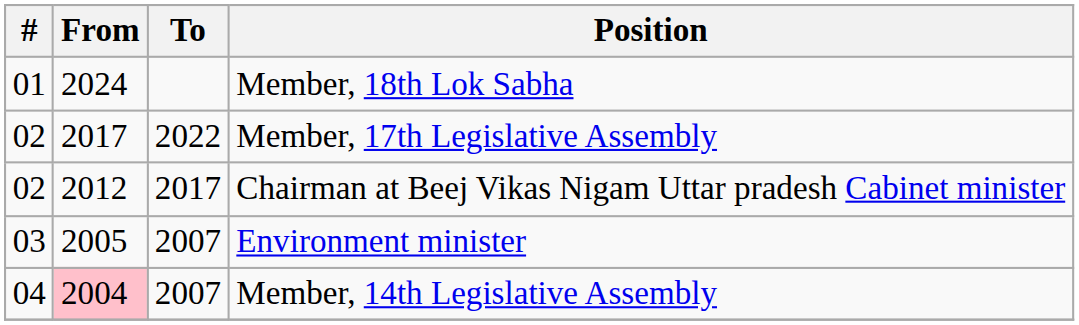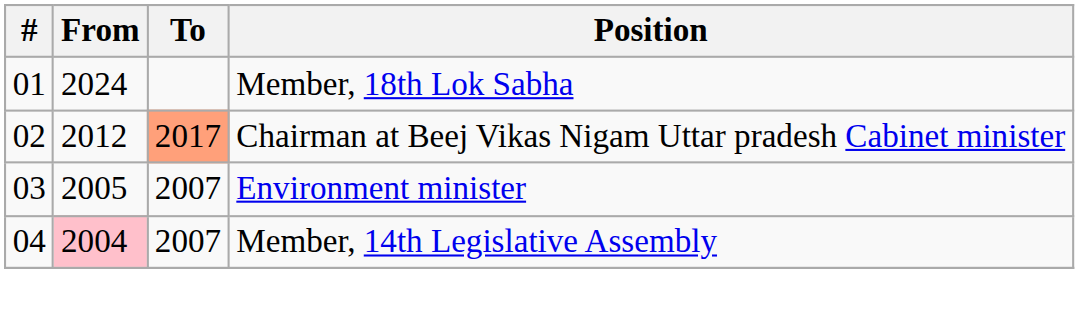- row: (477, 135)
(188, 188) no background -> (188, 135) lightsalmon background
